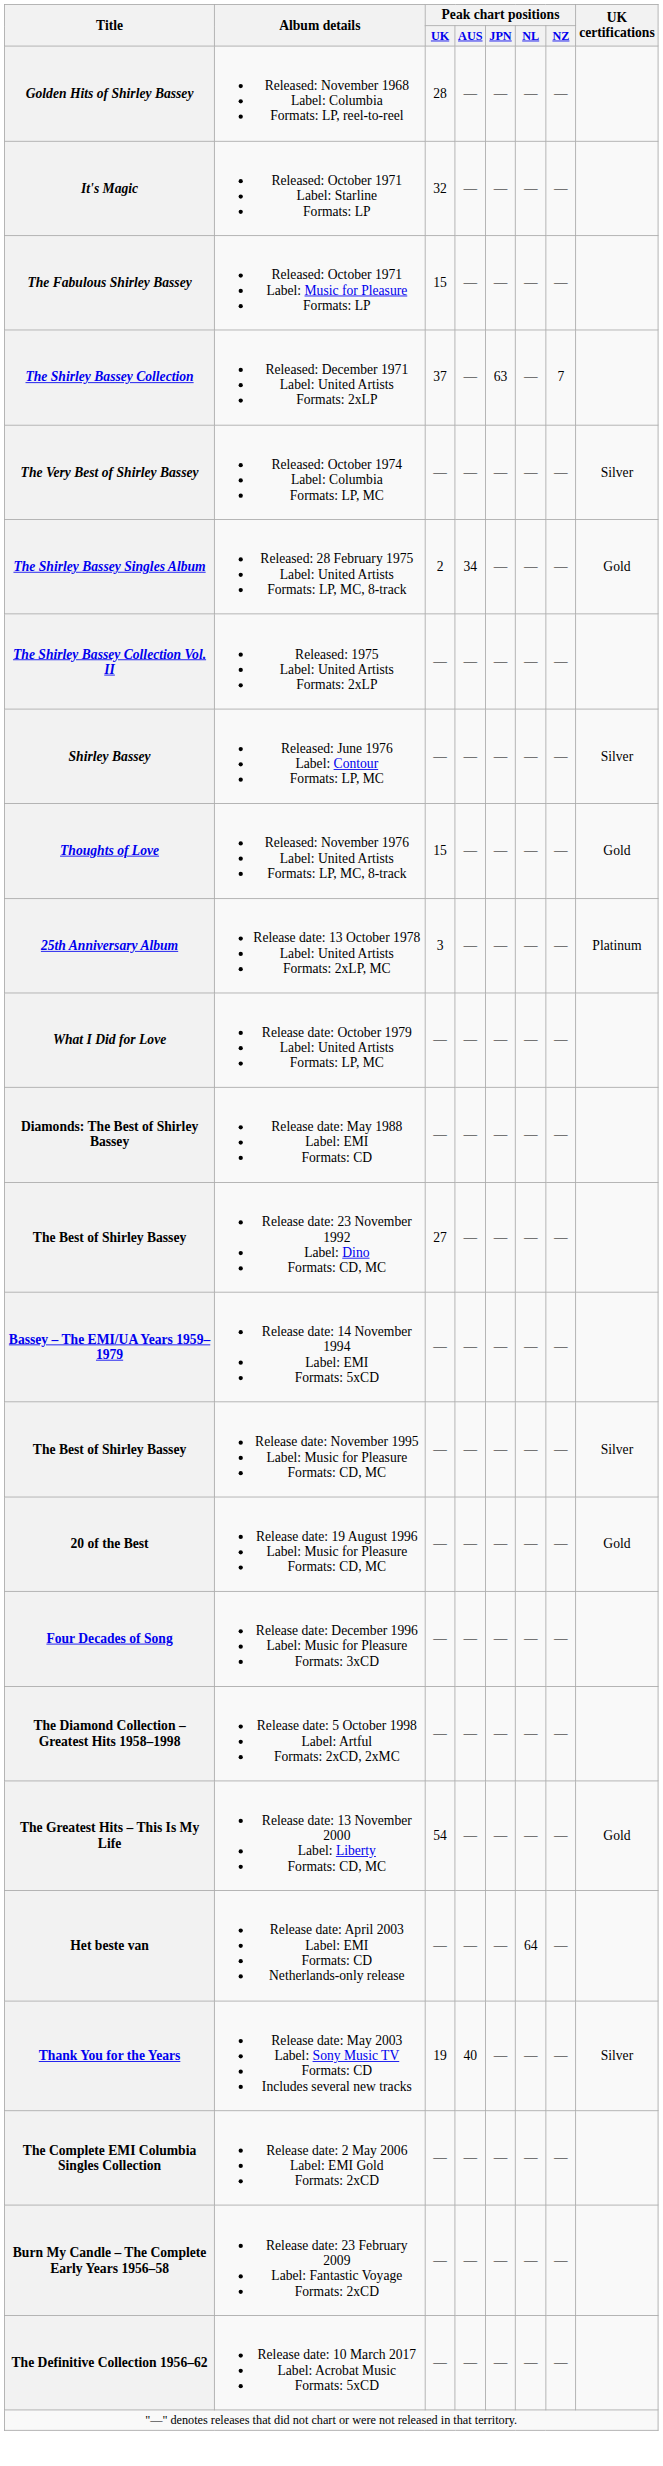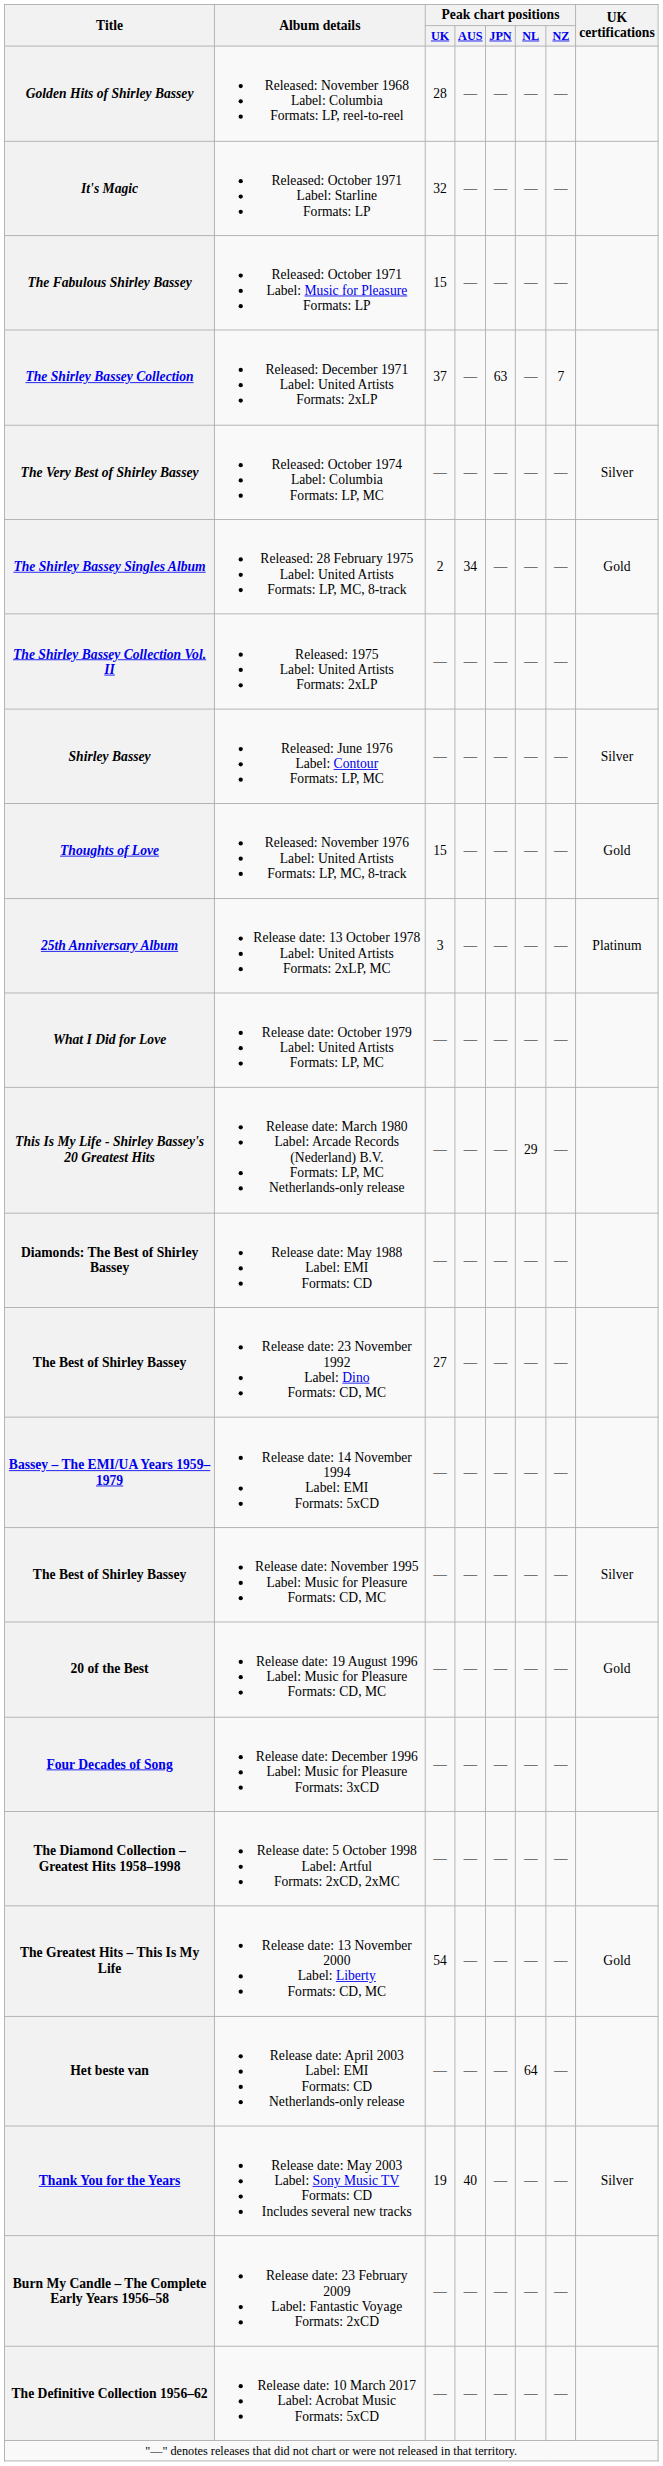+ row: (110, 1150)
- row: (110, 2158)
